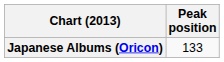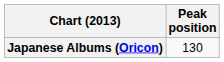(192, 47) 133 -> (192, 47) 130
